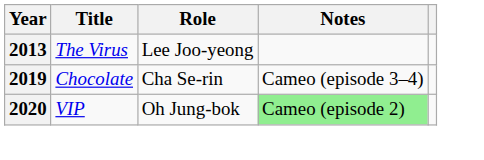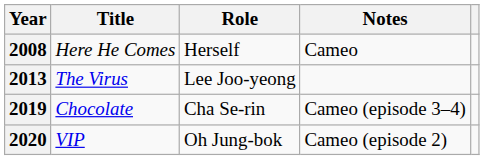+ row: (28, 49)
(333, 109) lightgreen background -> (376, 139) no background
